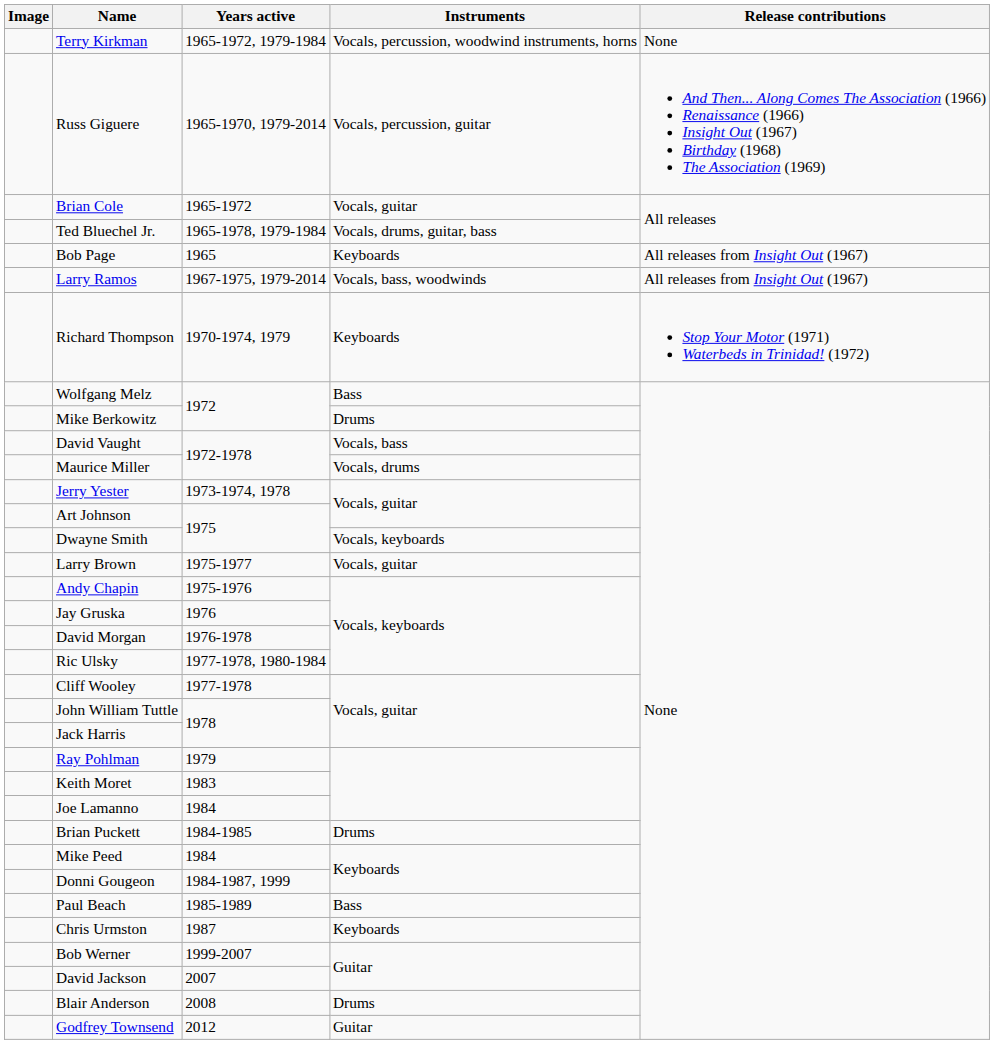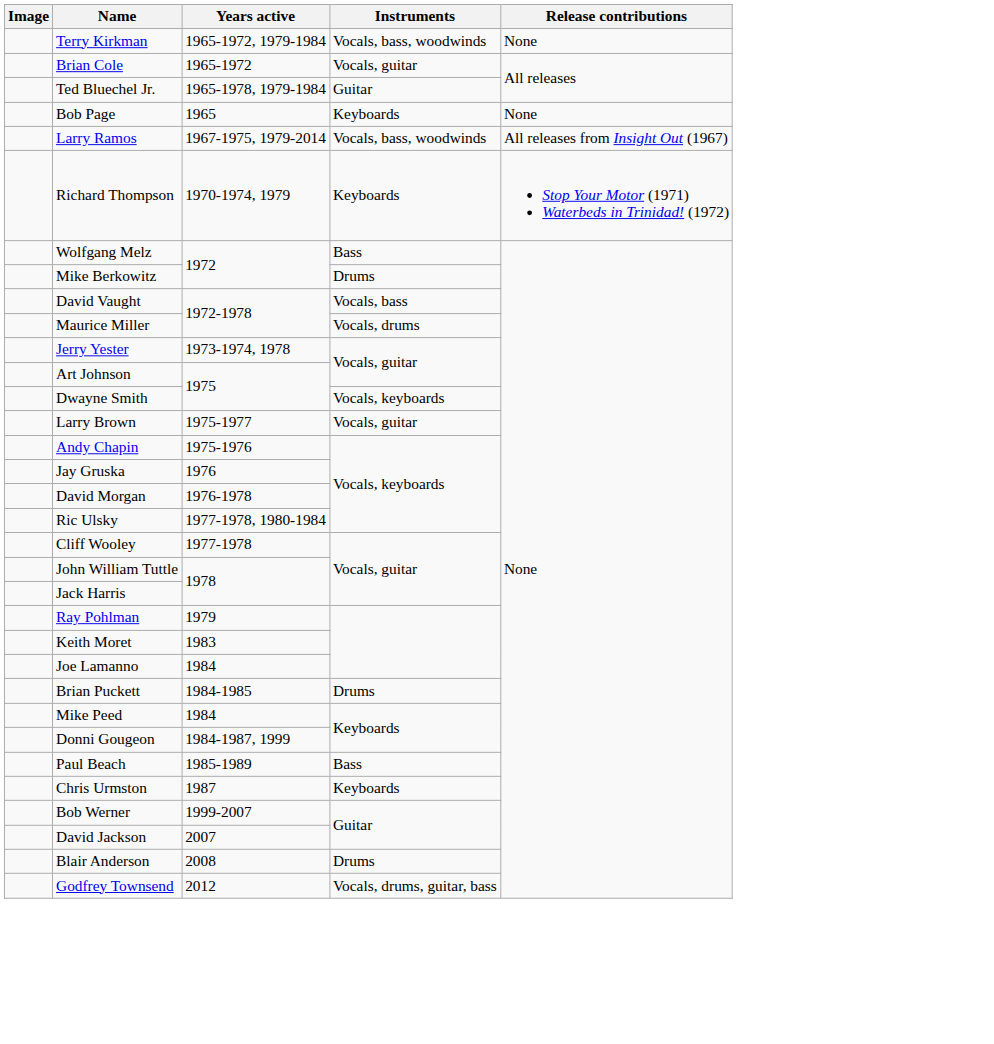(485, 41) Vocals, percussion, woodwind instruments, horns -> (410, 41) Vocals, bass, woodwinds
- row: (98, 123)
(415, 231) Vocals, drums, guitar, bass -> (353, 89) Guitar
(756, 255) All releases from Insight Out (1967) -> (521, 114) None
(353, 1027) Guitar -> (415, 885) Vocals, drums, guitar, bass
